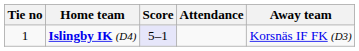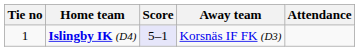columns swapped: (301, 14) <-> (212, 14)
